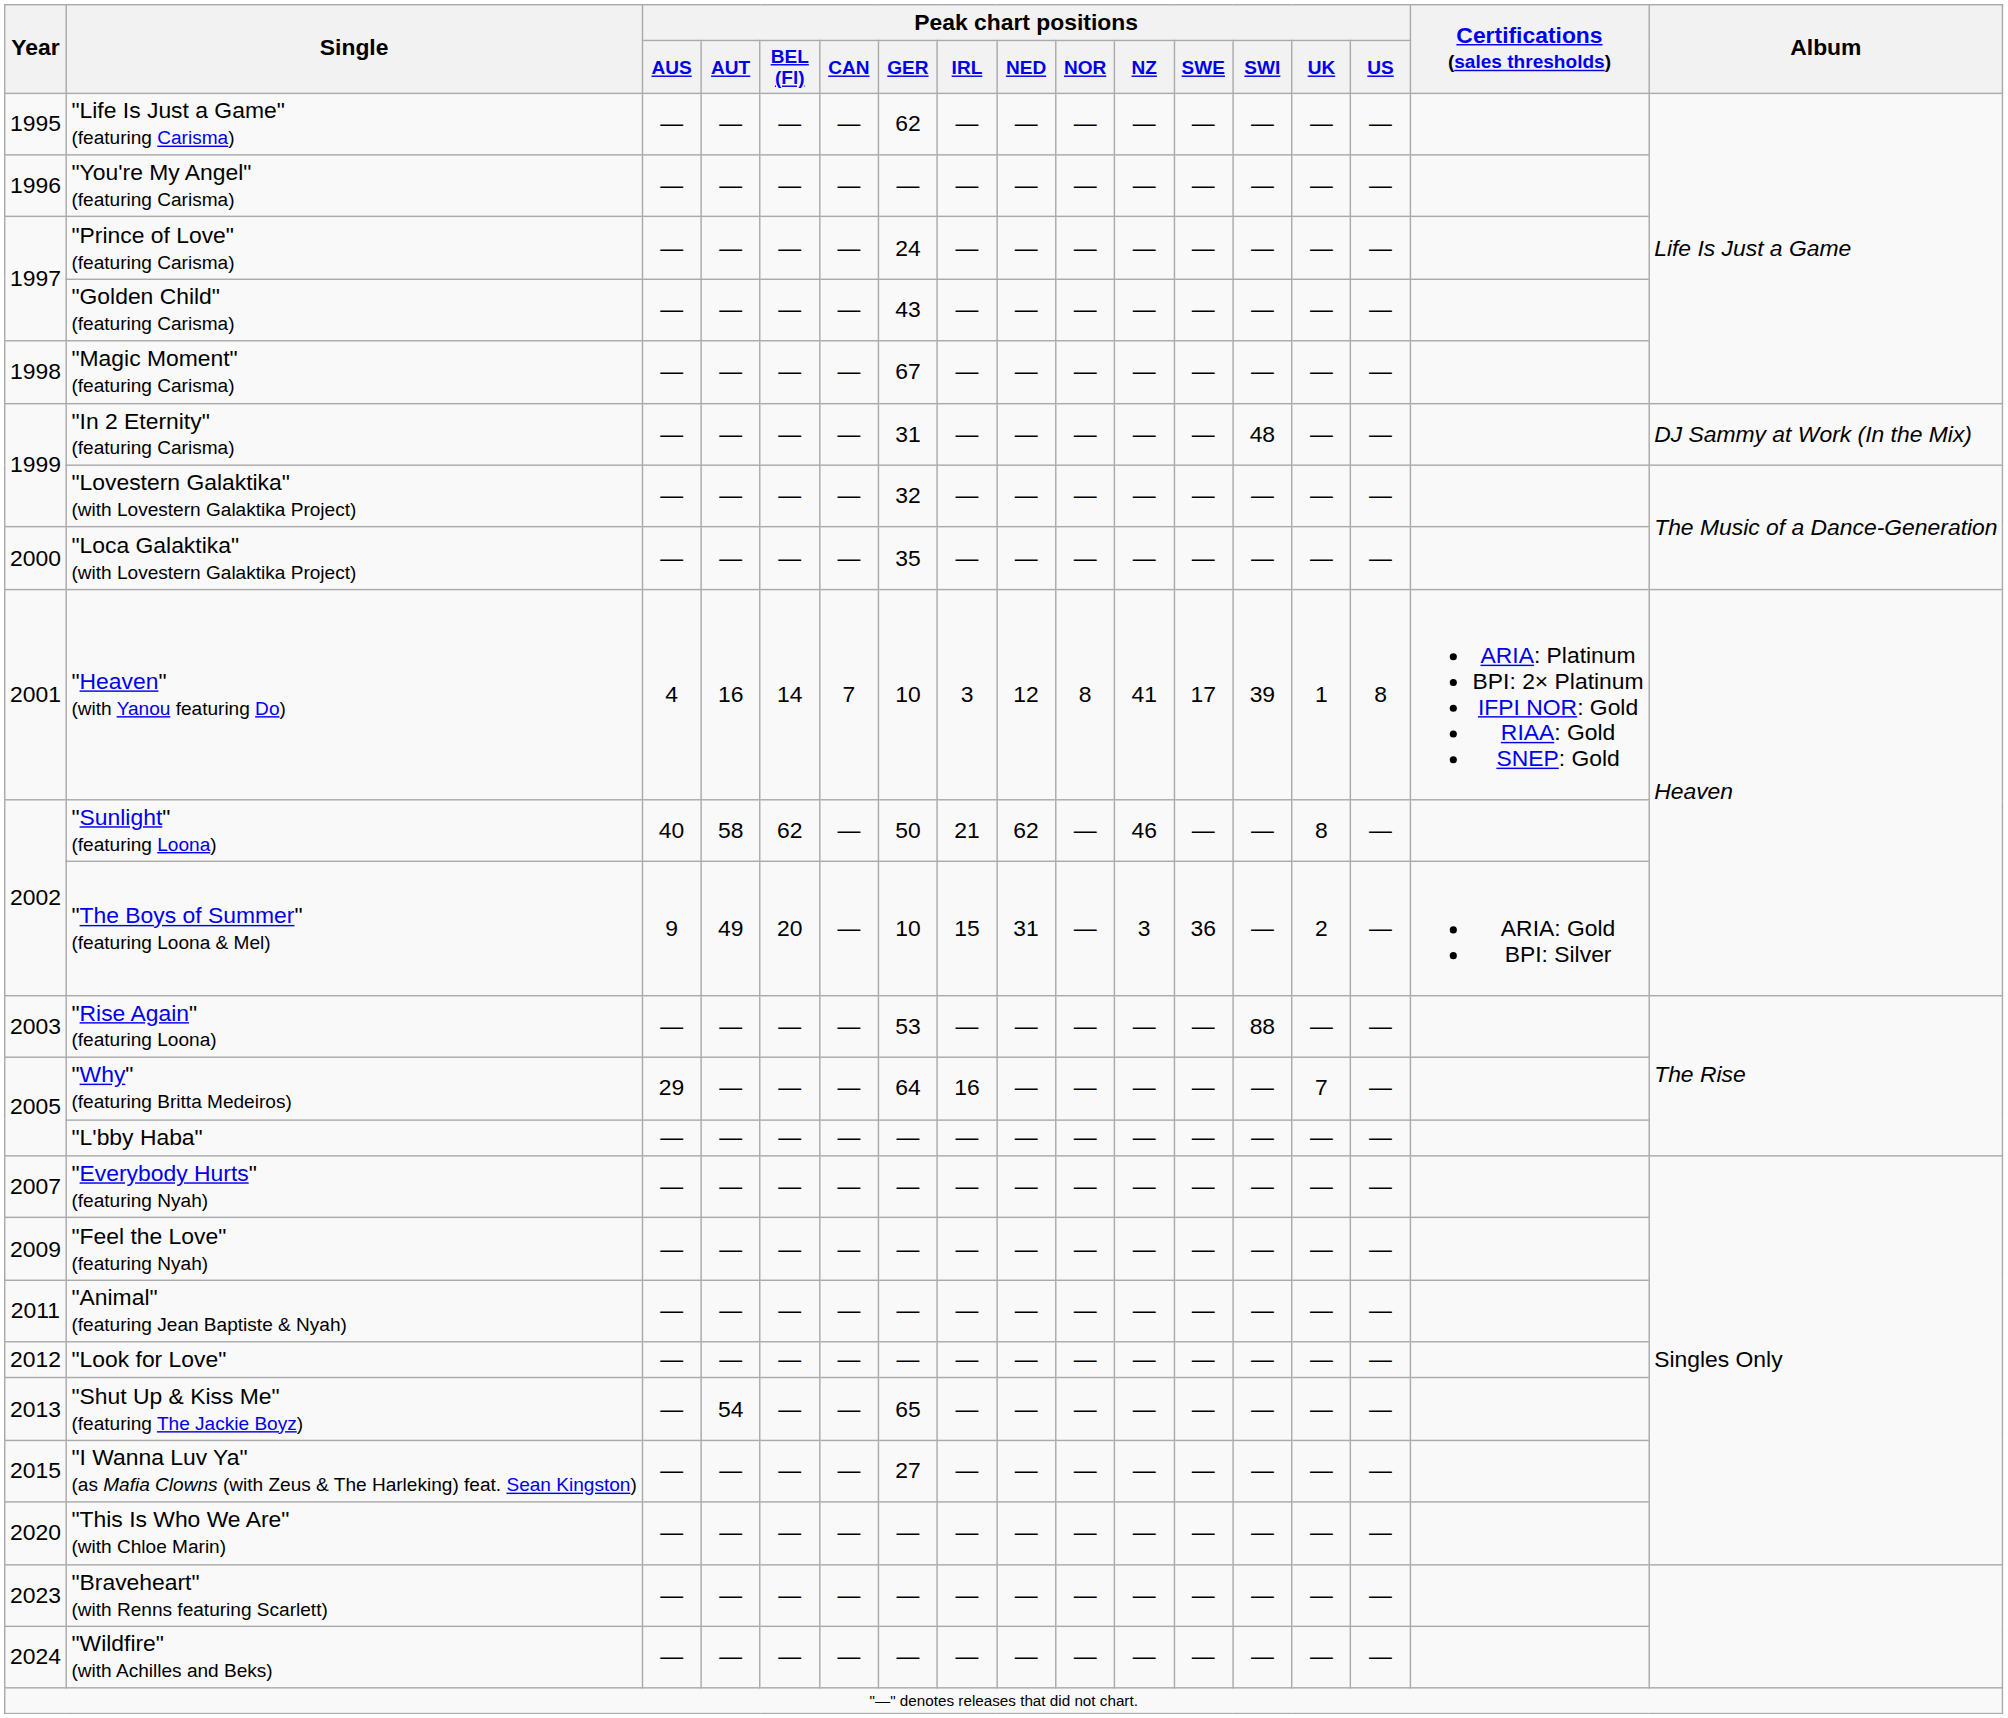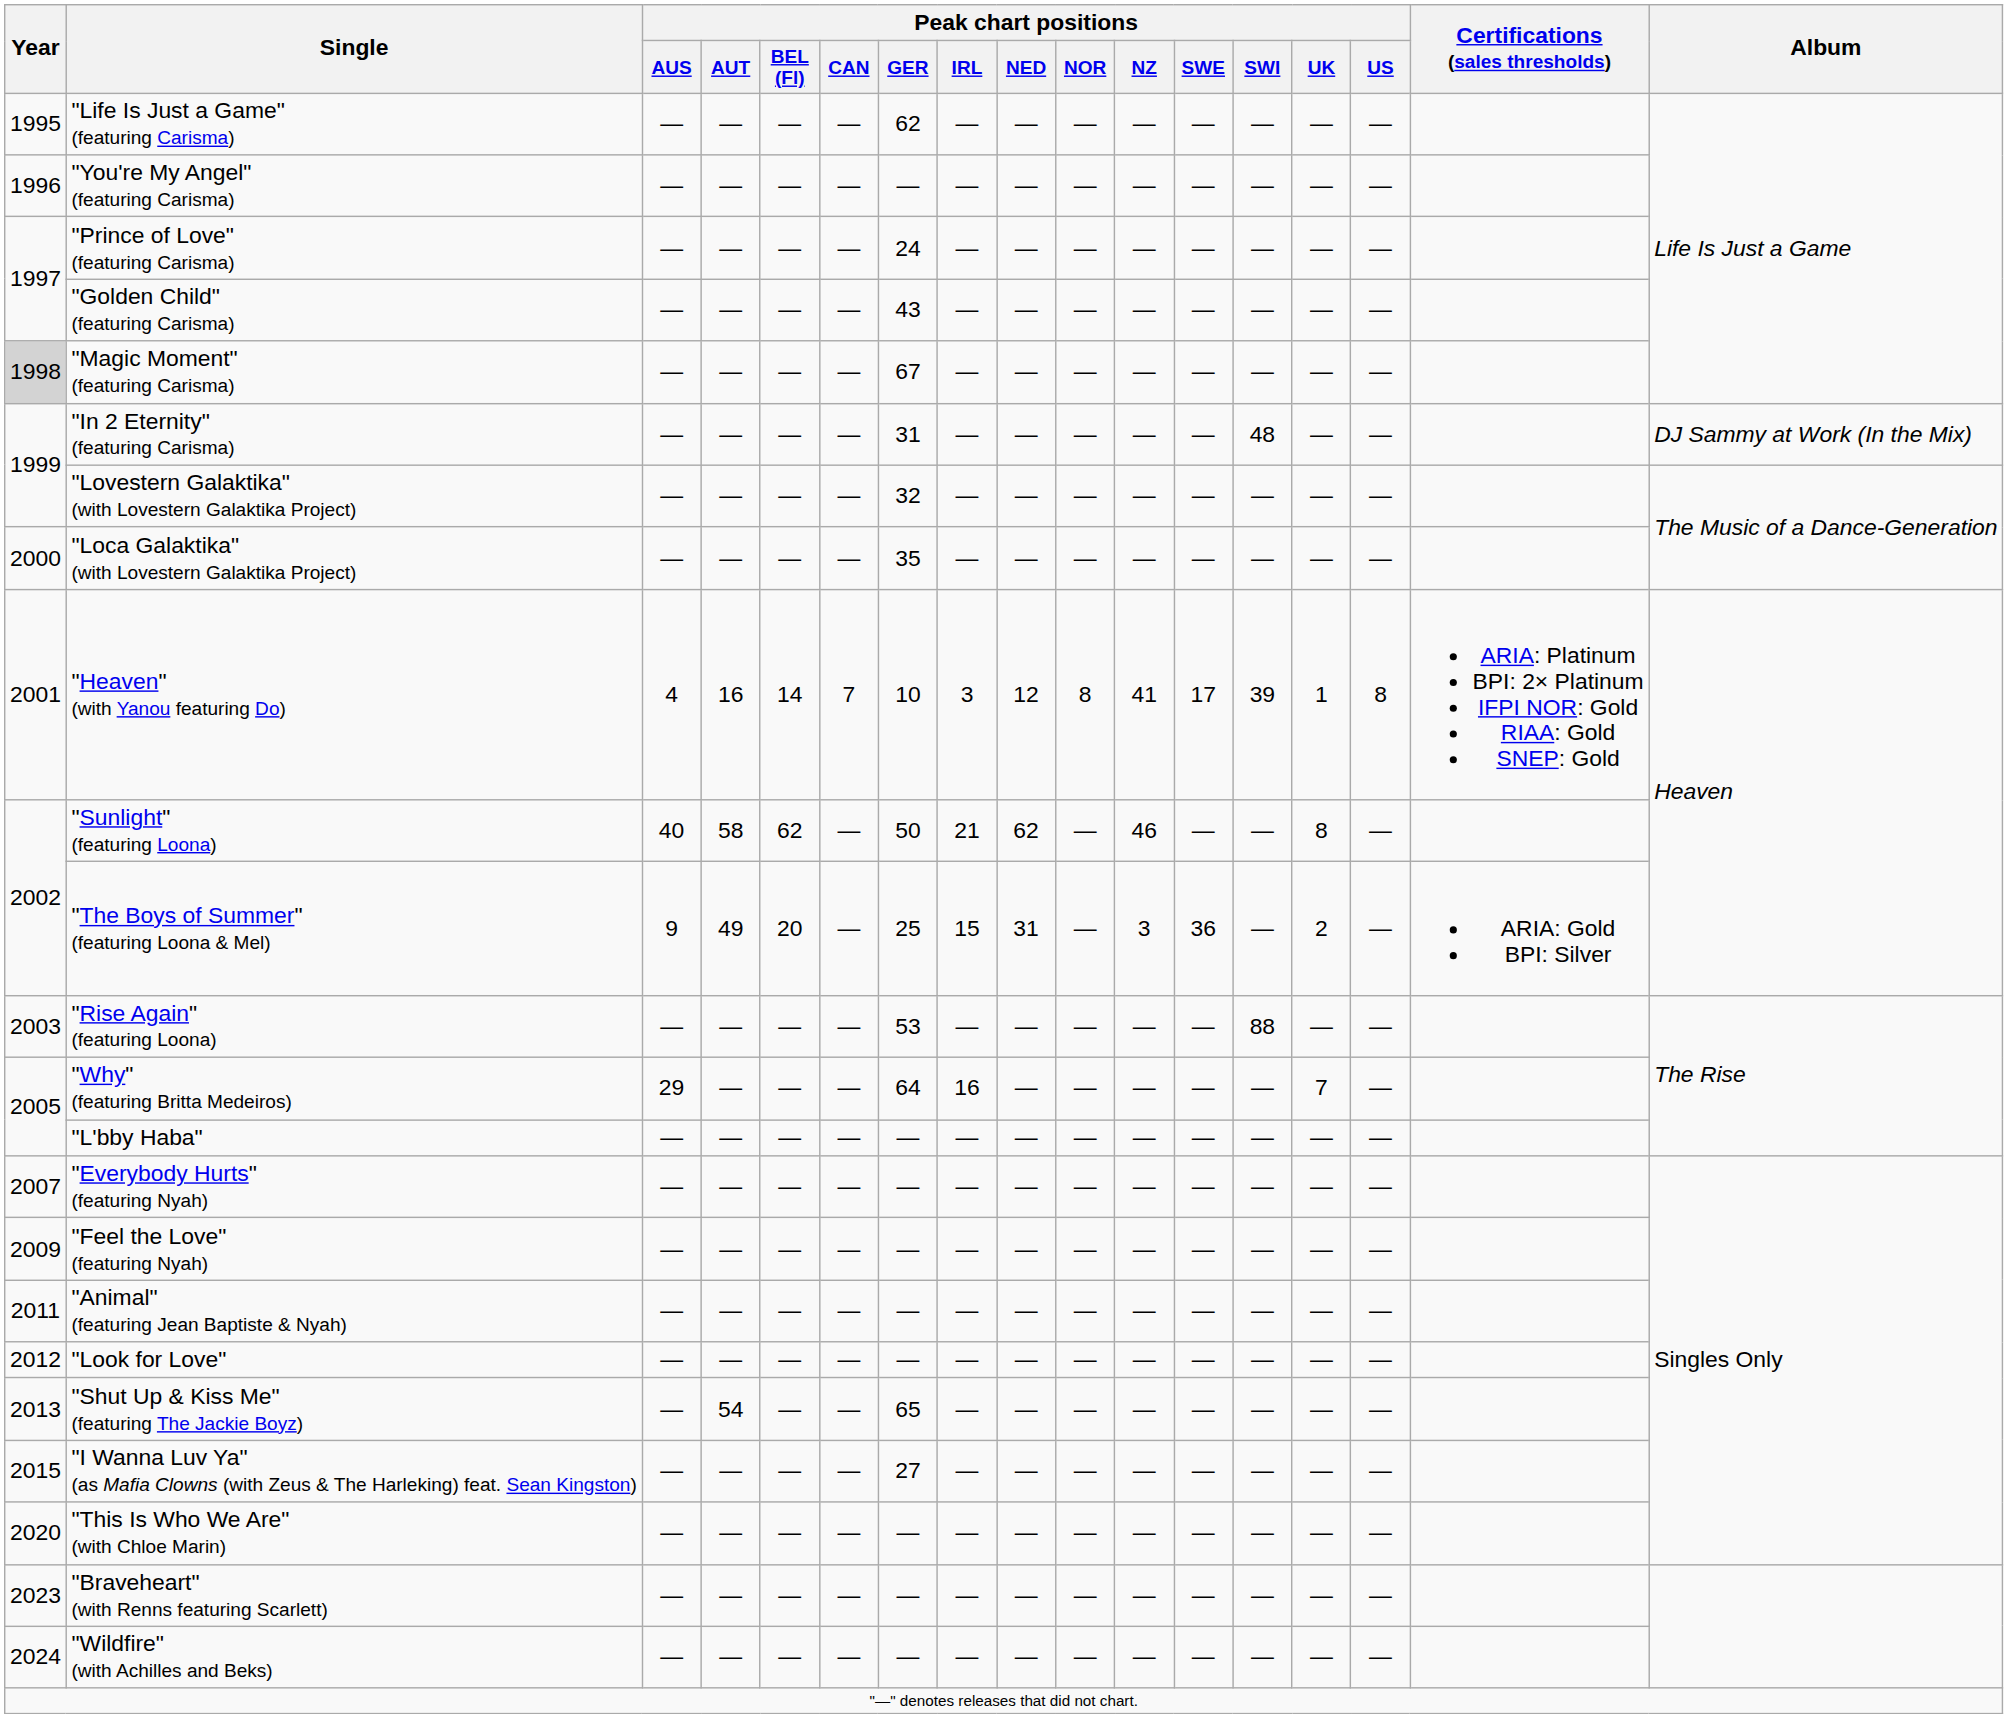(35, 371) no background -> (35, 371) lightgrey background
(908, 928) 10 -> (908, 928) 25
